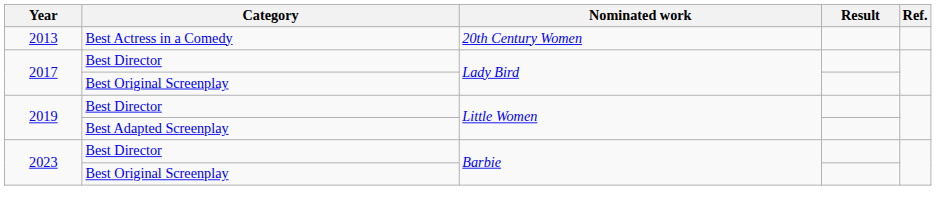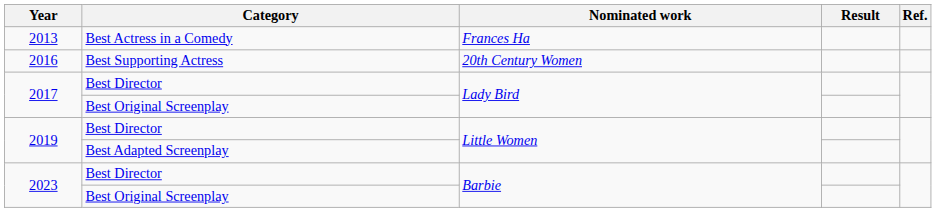(522, 38) 20th Century Women -> (496, 38) Frances Ha
+ row: (43, 60)
